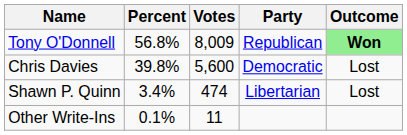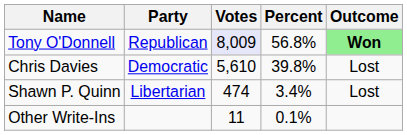columns swapped: (283, 17) <-> (157, 17)
(214, 42) no background -> (236, 42) lavender background
(214, 67) 5,600 -> (236, 67) 5,610
